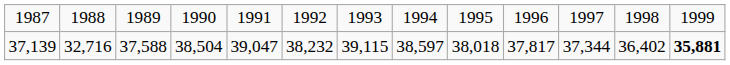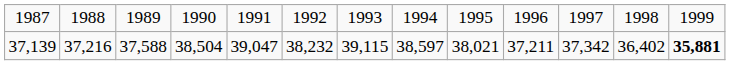(88, 45) 32,716 -> (88, 45) 37,216
(476, 45) 38,018 -> (476, 45) 38,021
(531, 45) 37,817 -> (531, 45) 37,211
(586, 45) 37,344 -> (586, 45) 37,342
